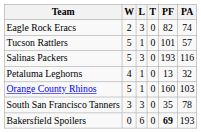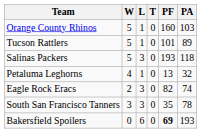rows swapped: (52, 89) <-> (41, 27)
(187, 43) 57 -> (187, 43) 89
(187, 58) 116 -> (187, 58) 118
